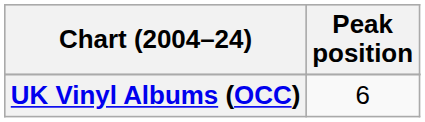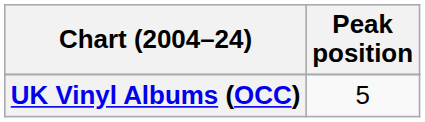(363, 95) 6 -> (363, 95) 5
